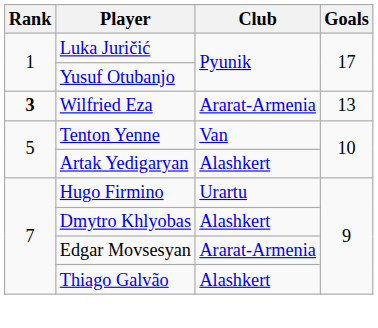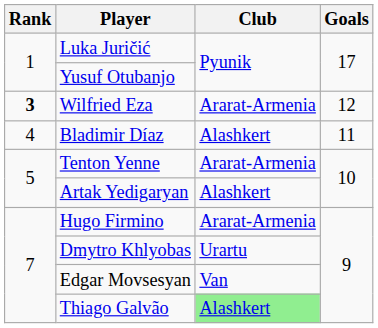(347, 105) 13 -> (347, 105) 12
+ row: (112, 134)
(214, 134) Van -> (258, 163) Ararat-Armenia
(223, 192) Urartu -> (258, 221) Ararat-Armenia
(235, 221) Alashkert -> (223, 250) Urartu
(258, 250) Ararat-Armenia -> (214, 279) Van
(235, 279) no background -> (235, 308) lightgreen background
